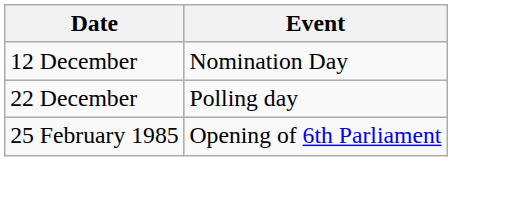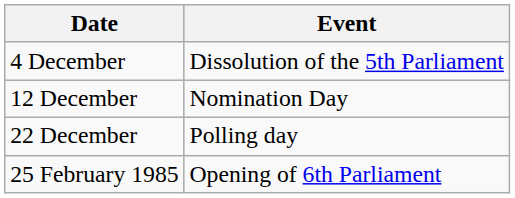+ row: (68, 60)
